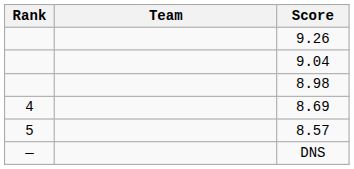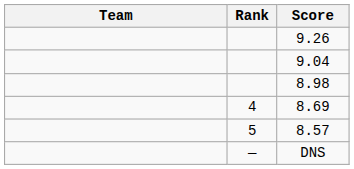columns swapped: (29, 16) <-> (166, 16)
